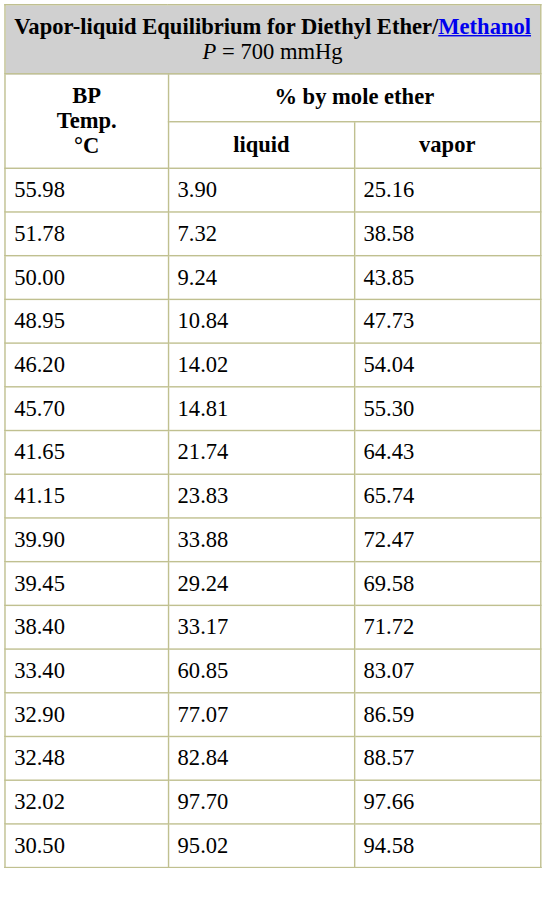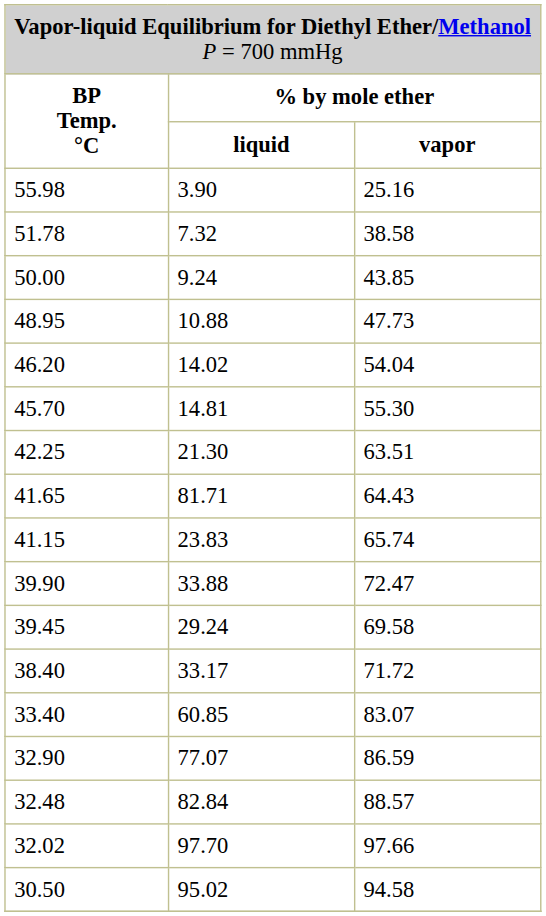(203, 321) 10.84 -> (203, 321) 10.88
+ row: (40, 452)
(203, 452) 21.74 -> (203, 495) 81.71
